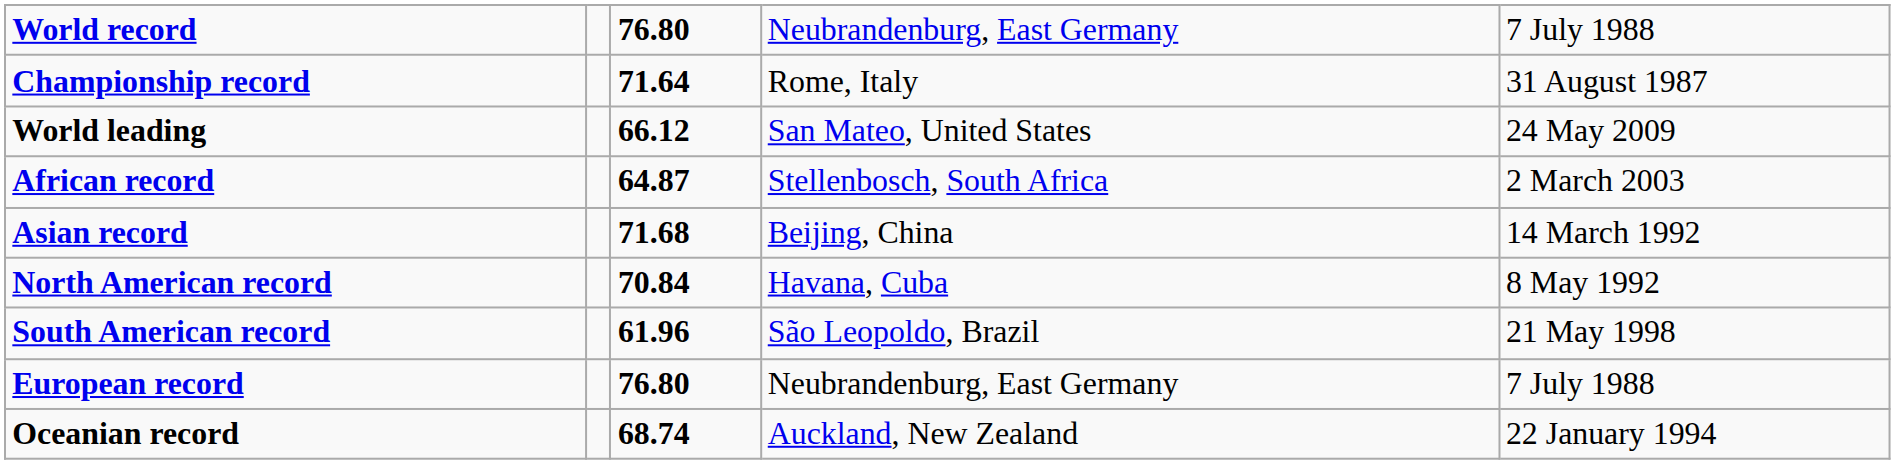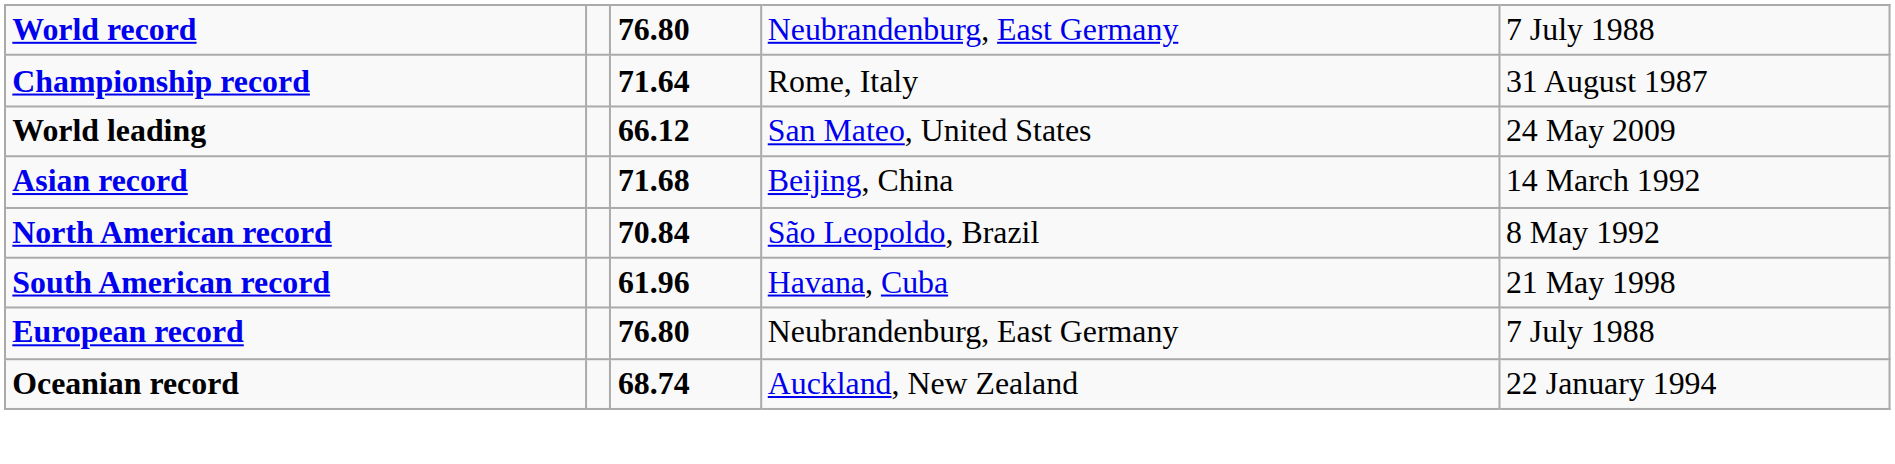- row: (113, 181)
(858, 282) Havana, Cuba -> (903, 231) São Leopoldo, Brazil
(903, 332) São Leopoldo, Brazil -> (858, 282) Havana, Cuba
